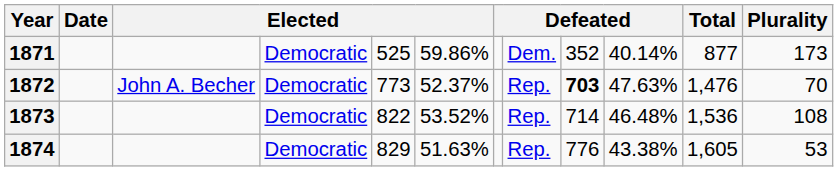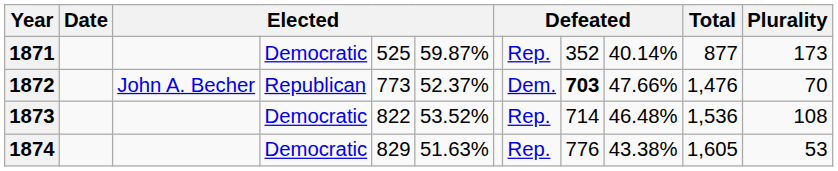(454, 52) 59.86% -> (454, 52) 59.87%
(532, 52) Dem. -> (529, 52) Rep.
(316, 85) Democratic -> (315, 85) Republican
(529, 85) Rep. -> (532, 85) Dem.
(643, 85) 47.63% -> (643, 85) 47.66%
